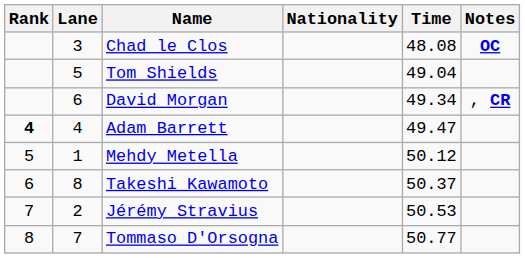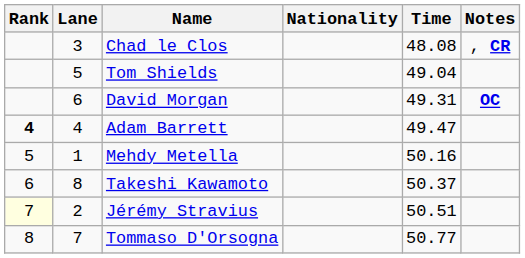(490, 46) OC -> (490, 46) , CR
(431, 101) 49.34 -> (431, 101) 49.31
(490, 101) , CR -> (490, 101) OC
(431, 156) 50.12 -> (431, 156) 50.16
(29, 211) no background -> (29, 211) lightyellow background
(431, 211) 50.53 -> (431, 211) 50.51
